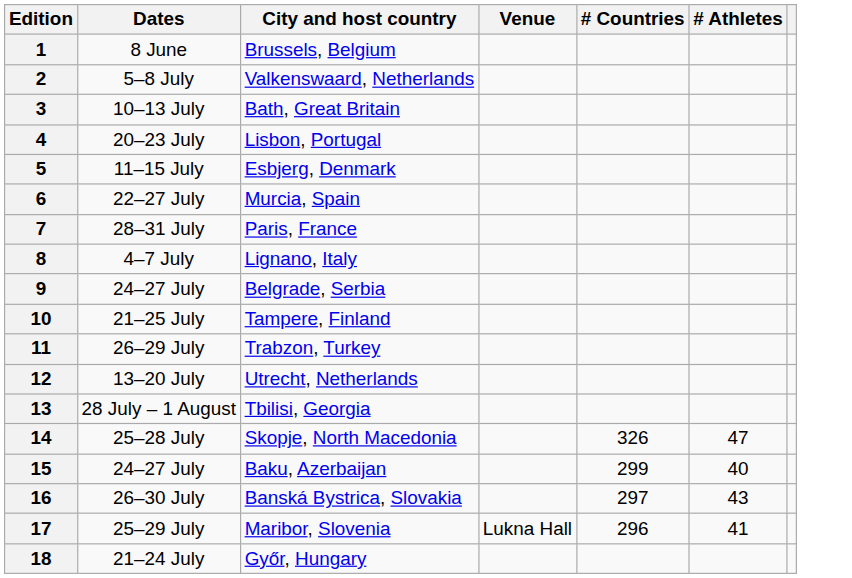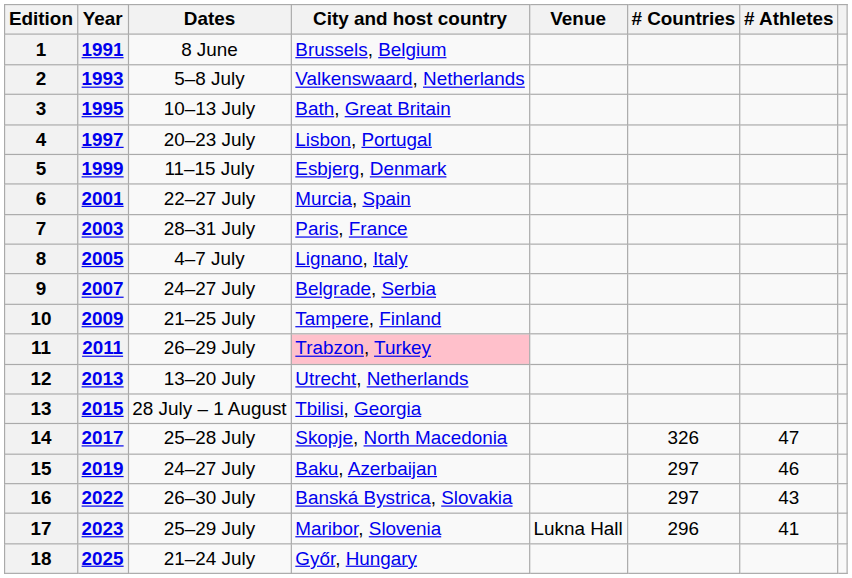+ column: (103, 19)
(312, 348) no background -> (363, 348) pink background
(633, 468) 299 -> (683, 468) 297
(738, 468) 40 -> (789, 468) 46
